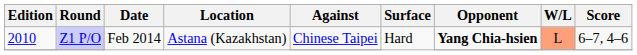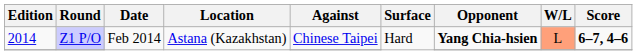(22, 38) 2010 -> (22, 38) 2014
(603, 38) normal -> (603, 38) bold
